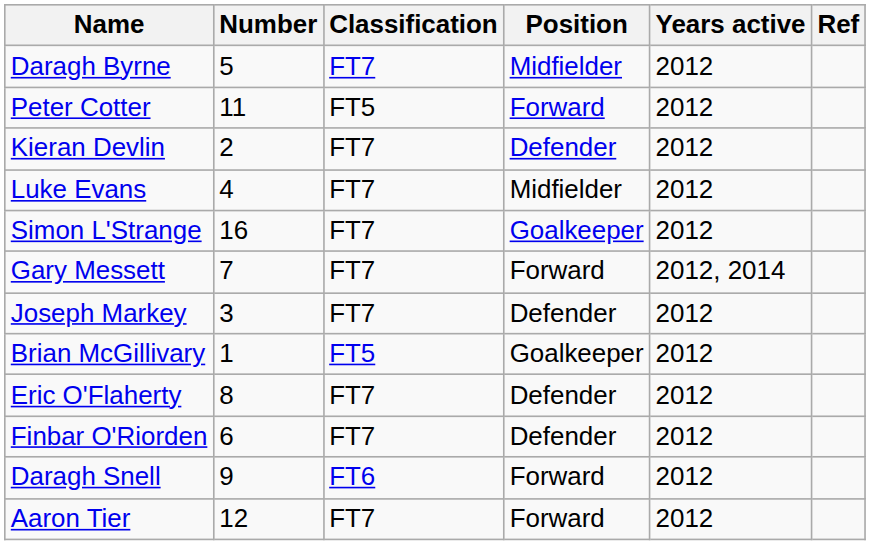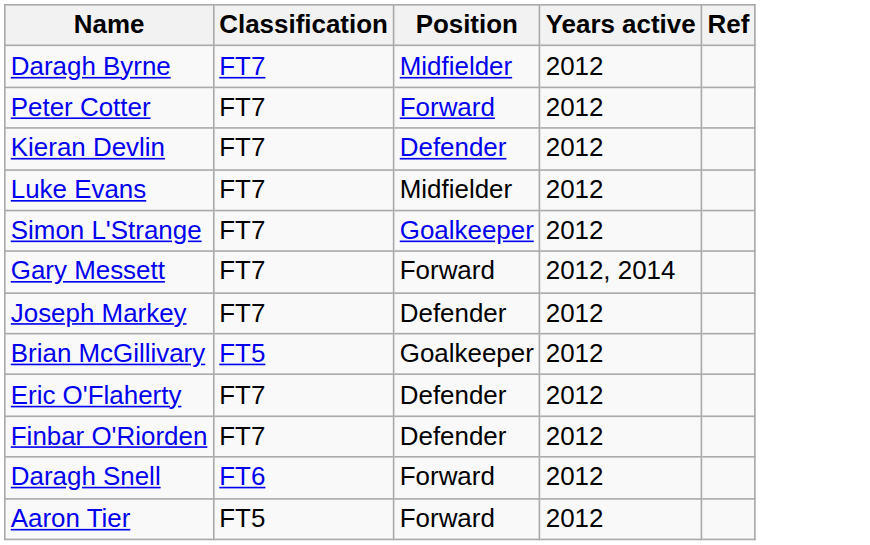- column: (268, 25)
(352, 107) FT5 -> (242, 107) FT7
(352, 518) FT7 -> (242, 518) FT5
